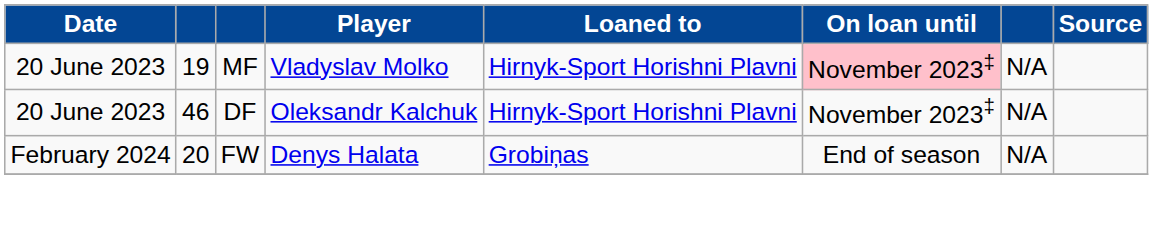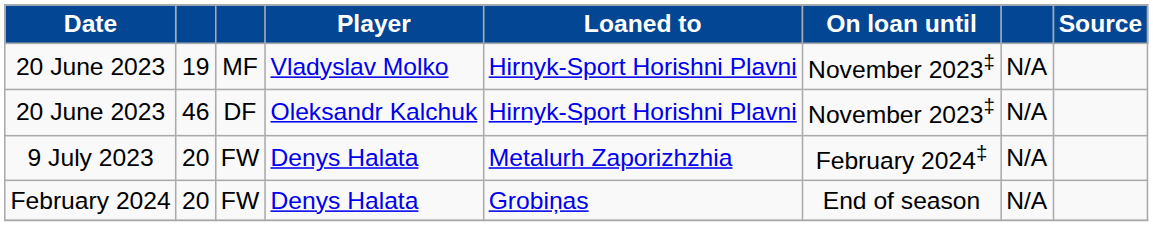(901, 66) pink background -> (901, 66) no background
+ row: (91, 157)
